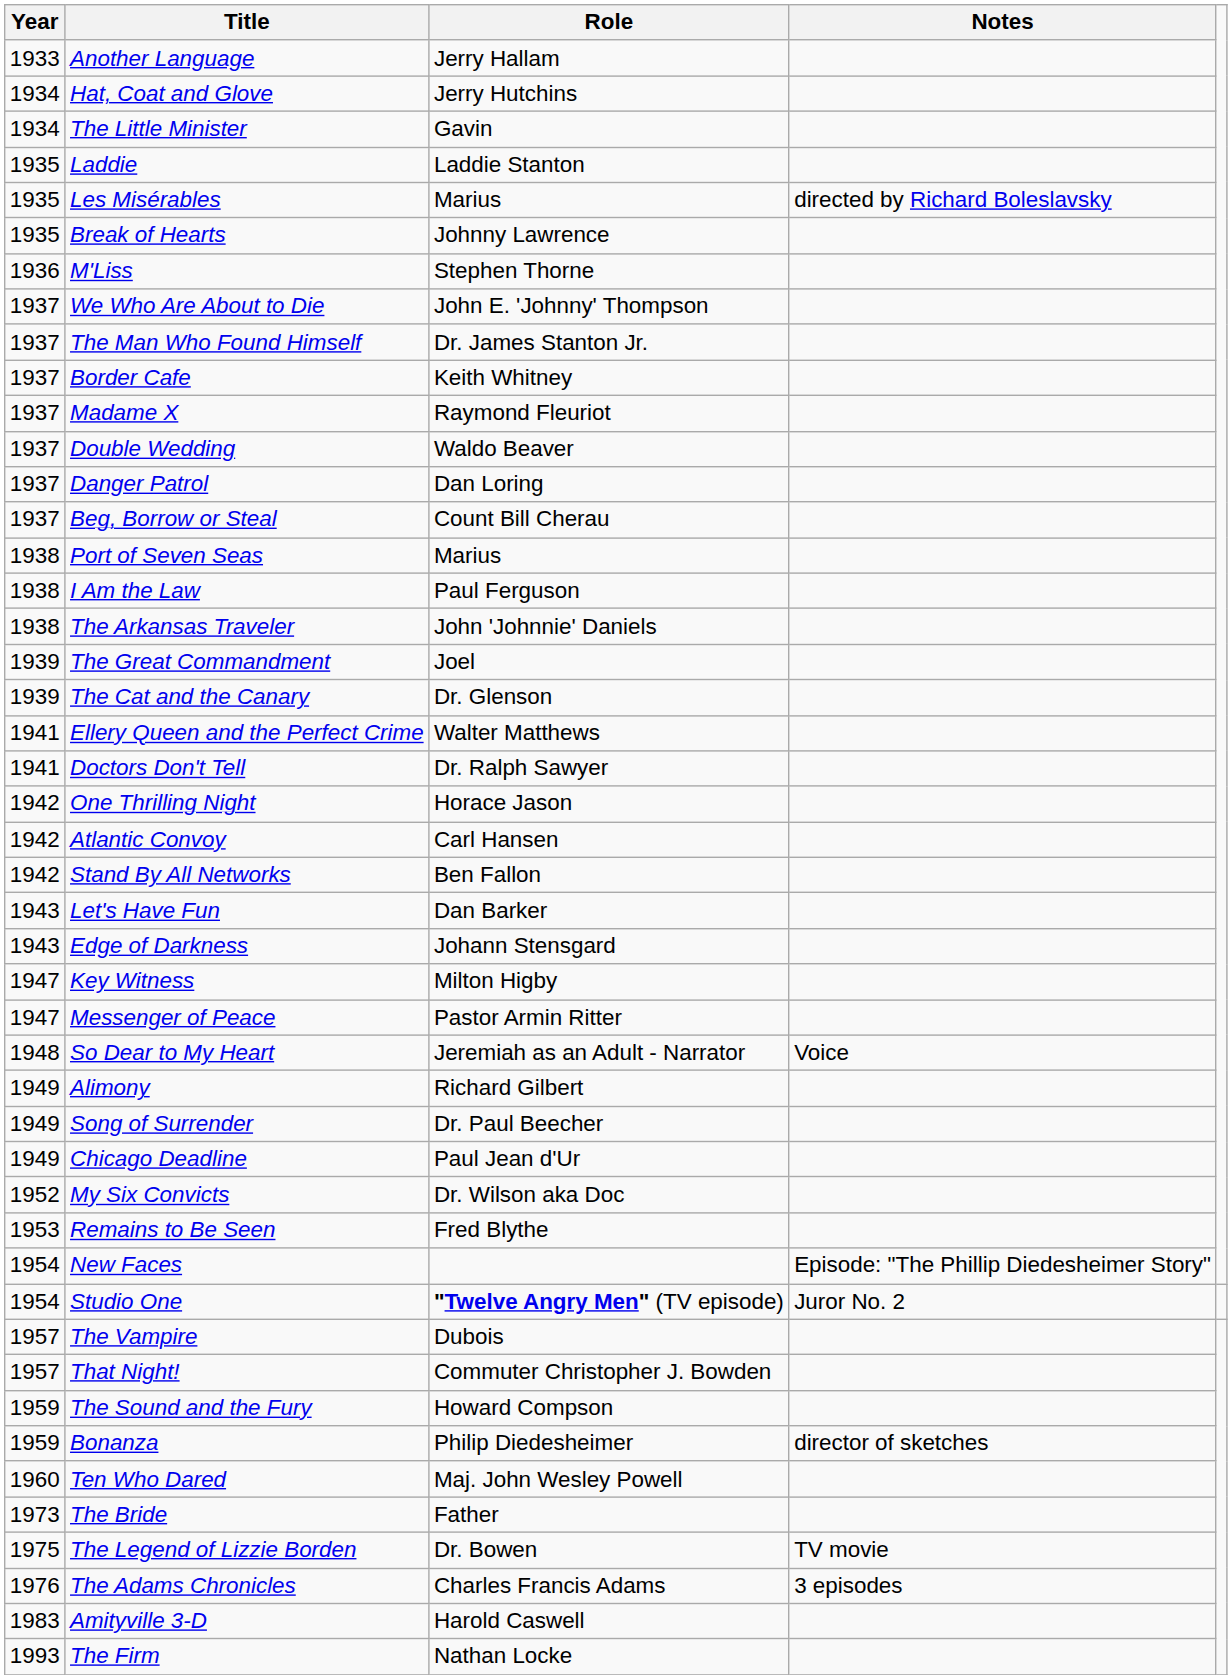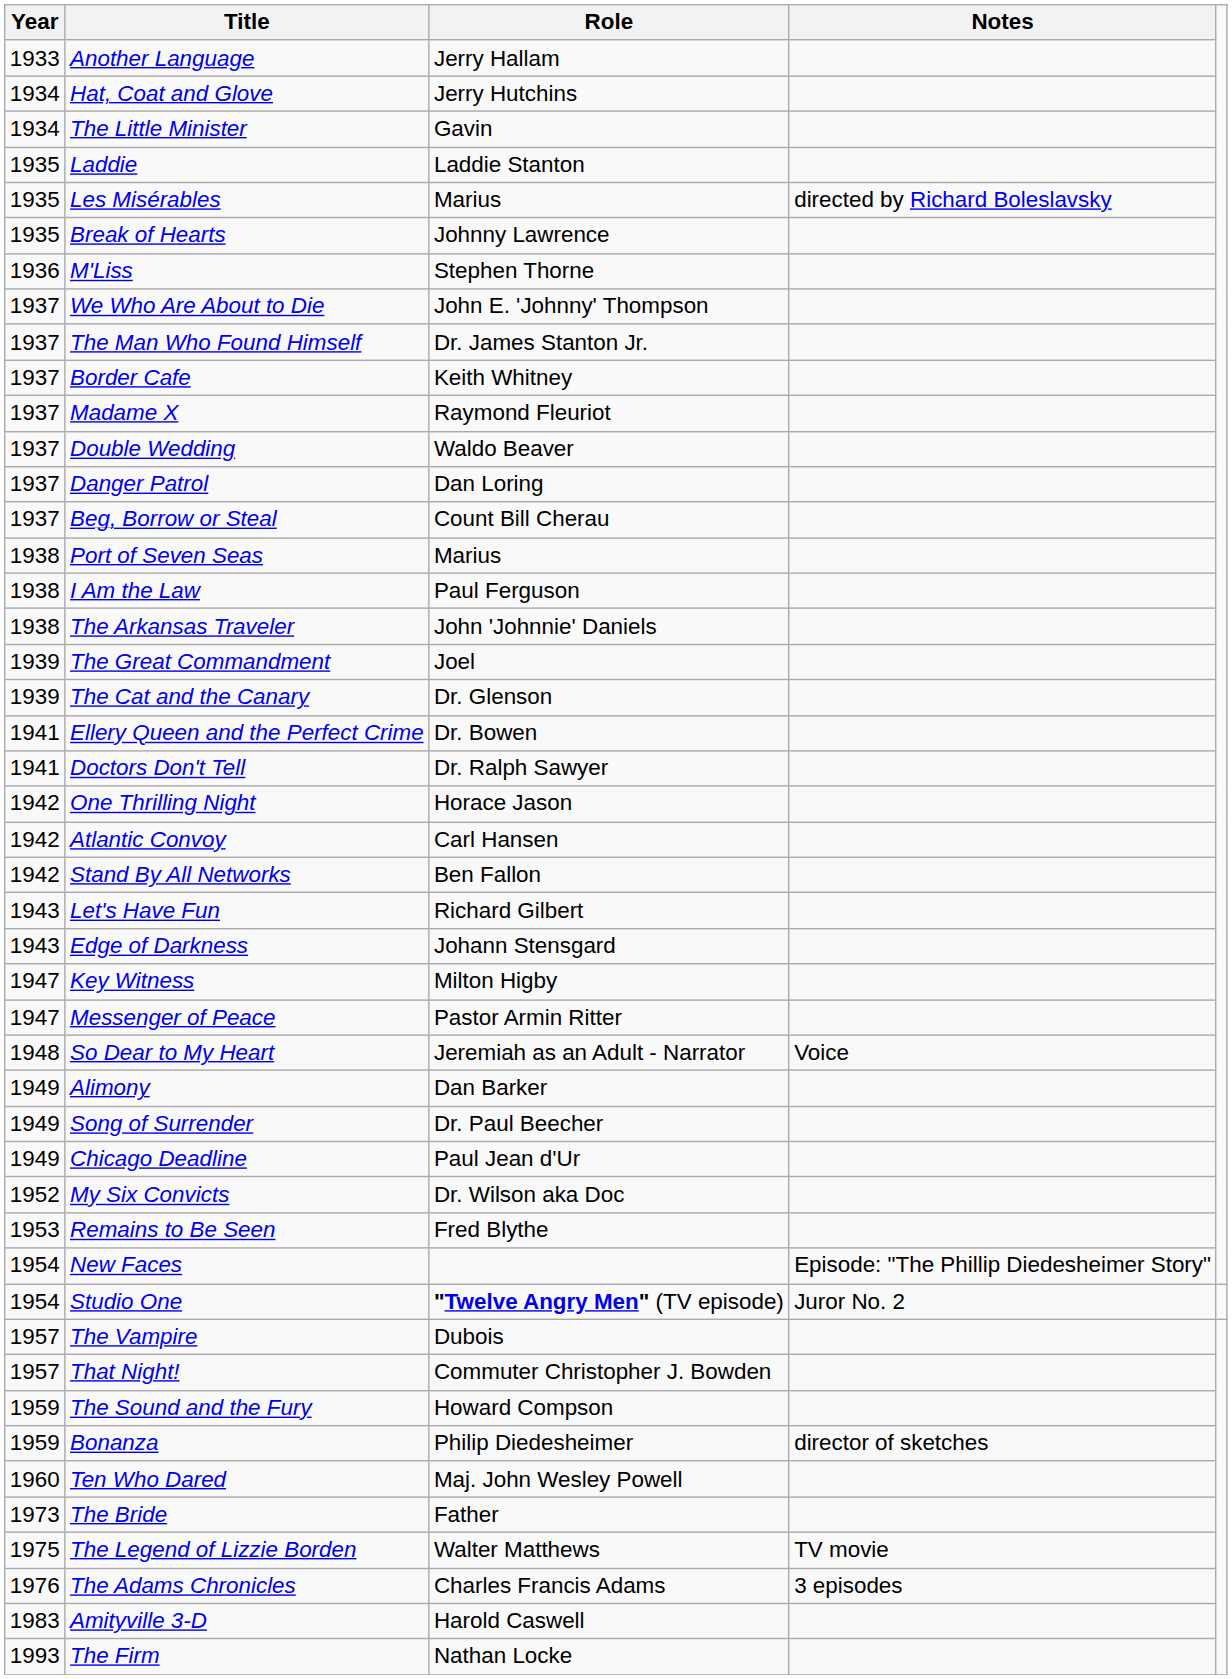(517, 732) Walter Matthews -> (486, 732) Dr. Bowen
(491, 910) Dan Barker -> (509, 910) Richard Gilbert
(509, 1088) Richard Gilbert -> (491, 1088) Dan Barker
(486, 1549) Dr. Bowen -> (517, 1549) Walter Matthews
